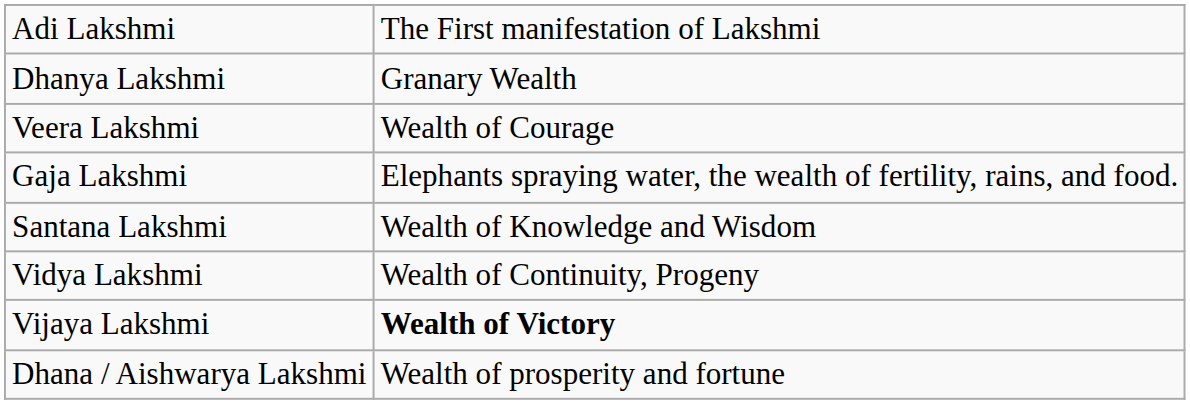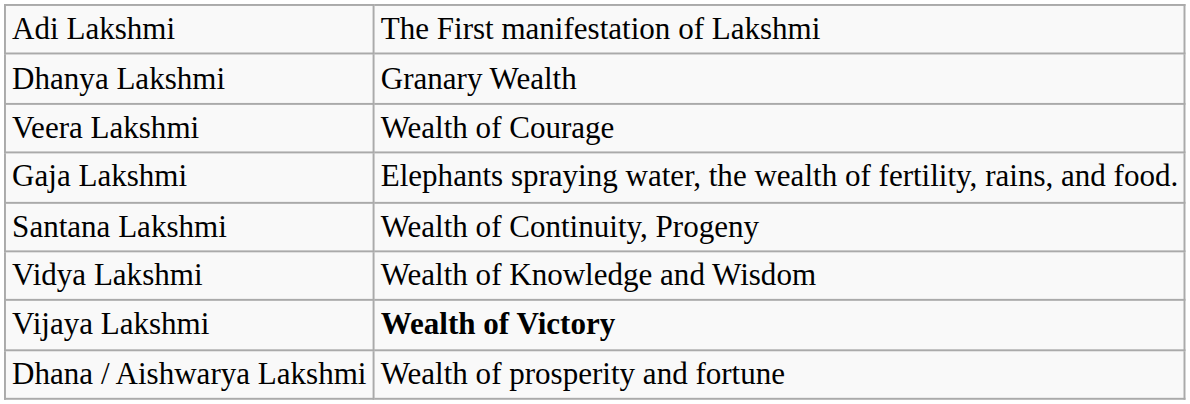(598, 226) Wealth of Knowledge and Wisdom -> (570, 226) Wealth of Continuity, Progeny
(570, 275) Wealth of Continuity, Progeny -> (598, 275) Wealth of Knowledge and Wisdom
